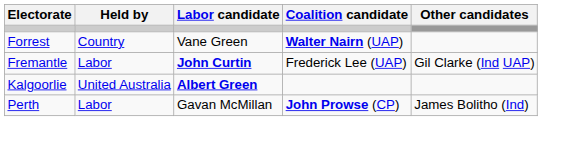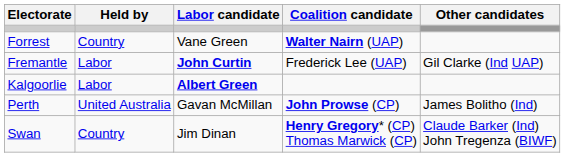(124, 84) United Australia -> (95, 84) Labor
(95, 105) Labor -> (124, 105) United Australia
+ row: (24, 133)
